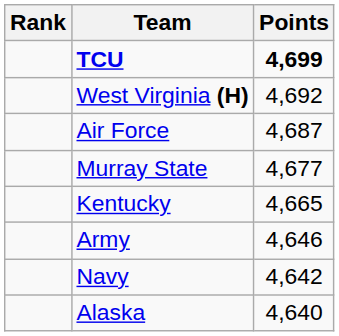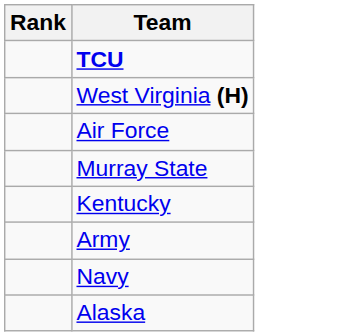- column: (294, 22)
